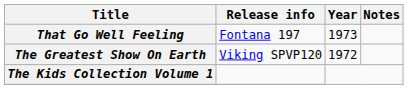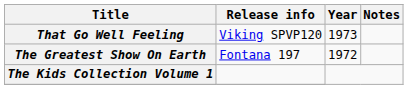(260, 34) Fontana 197 -> (271, 34) Viking SPVP120
(271, 54) Viking SPVP120 -> (260, 54) Fontana 197
